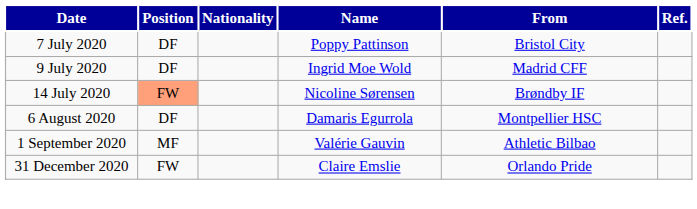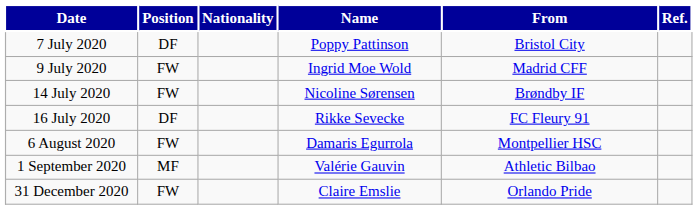(168, 68) DF -> (168, 68) FW
(168, 93) lightsalmon background -> (168, 93) no background
+ row: (71, 118)
(168, 118) DF -> (168, 142) FW
